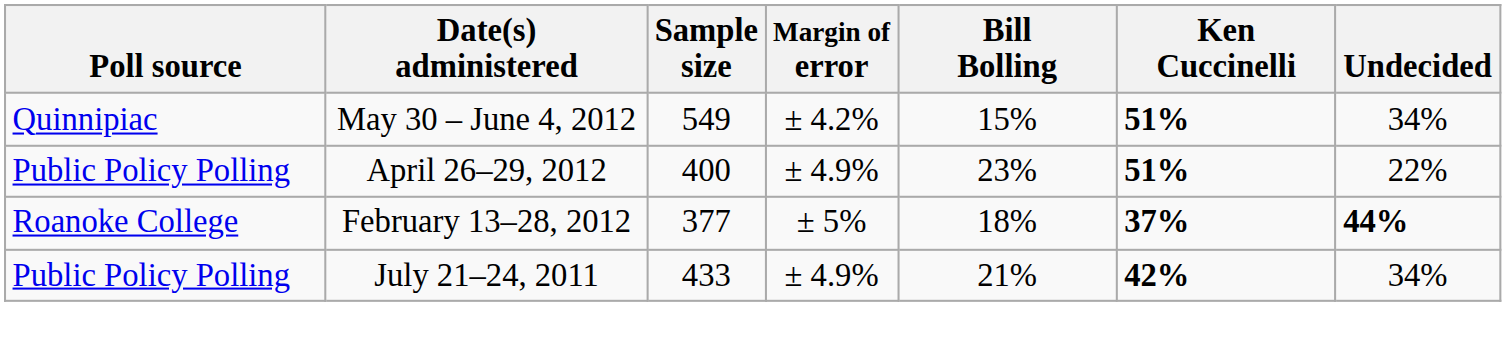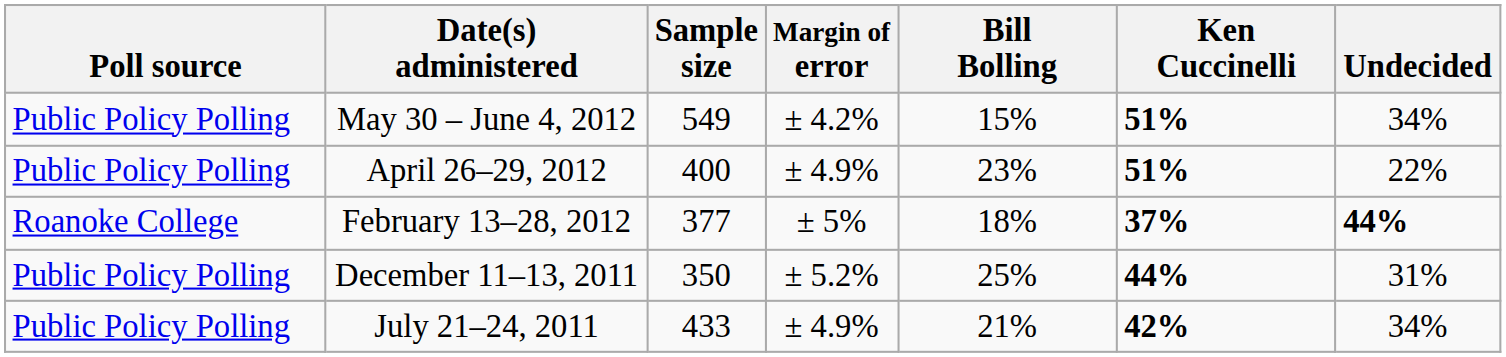(85, 118) Quinnipiac -> (151, 118) Public Policy Polling
+ row: (487, 274)
